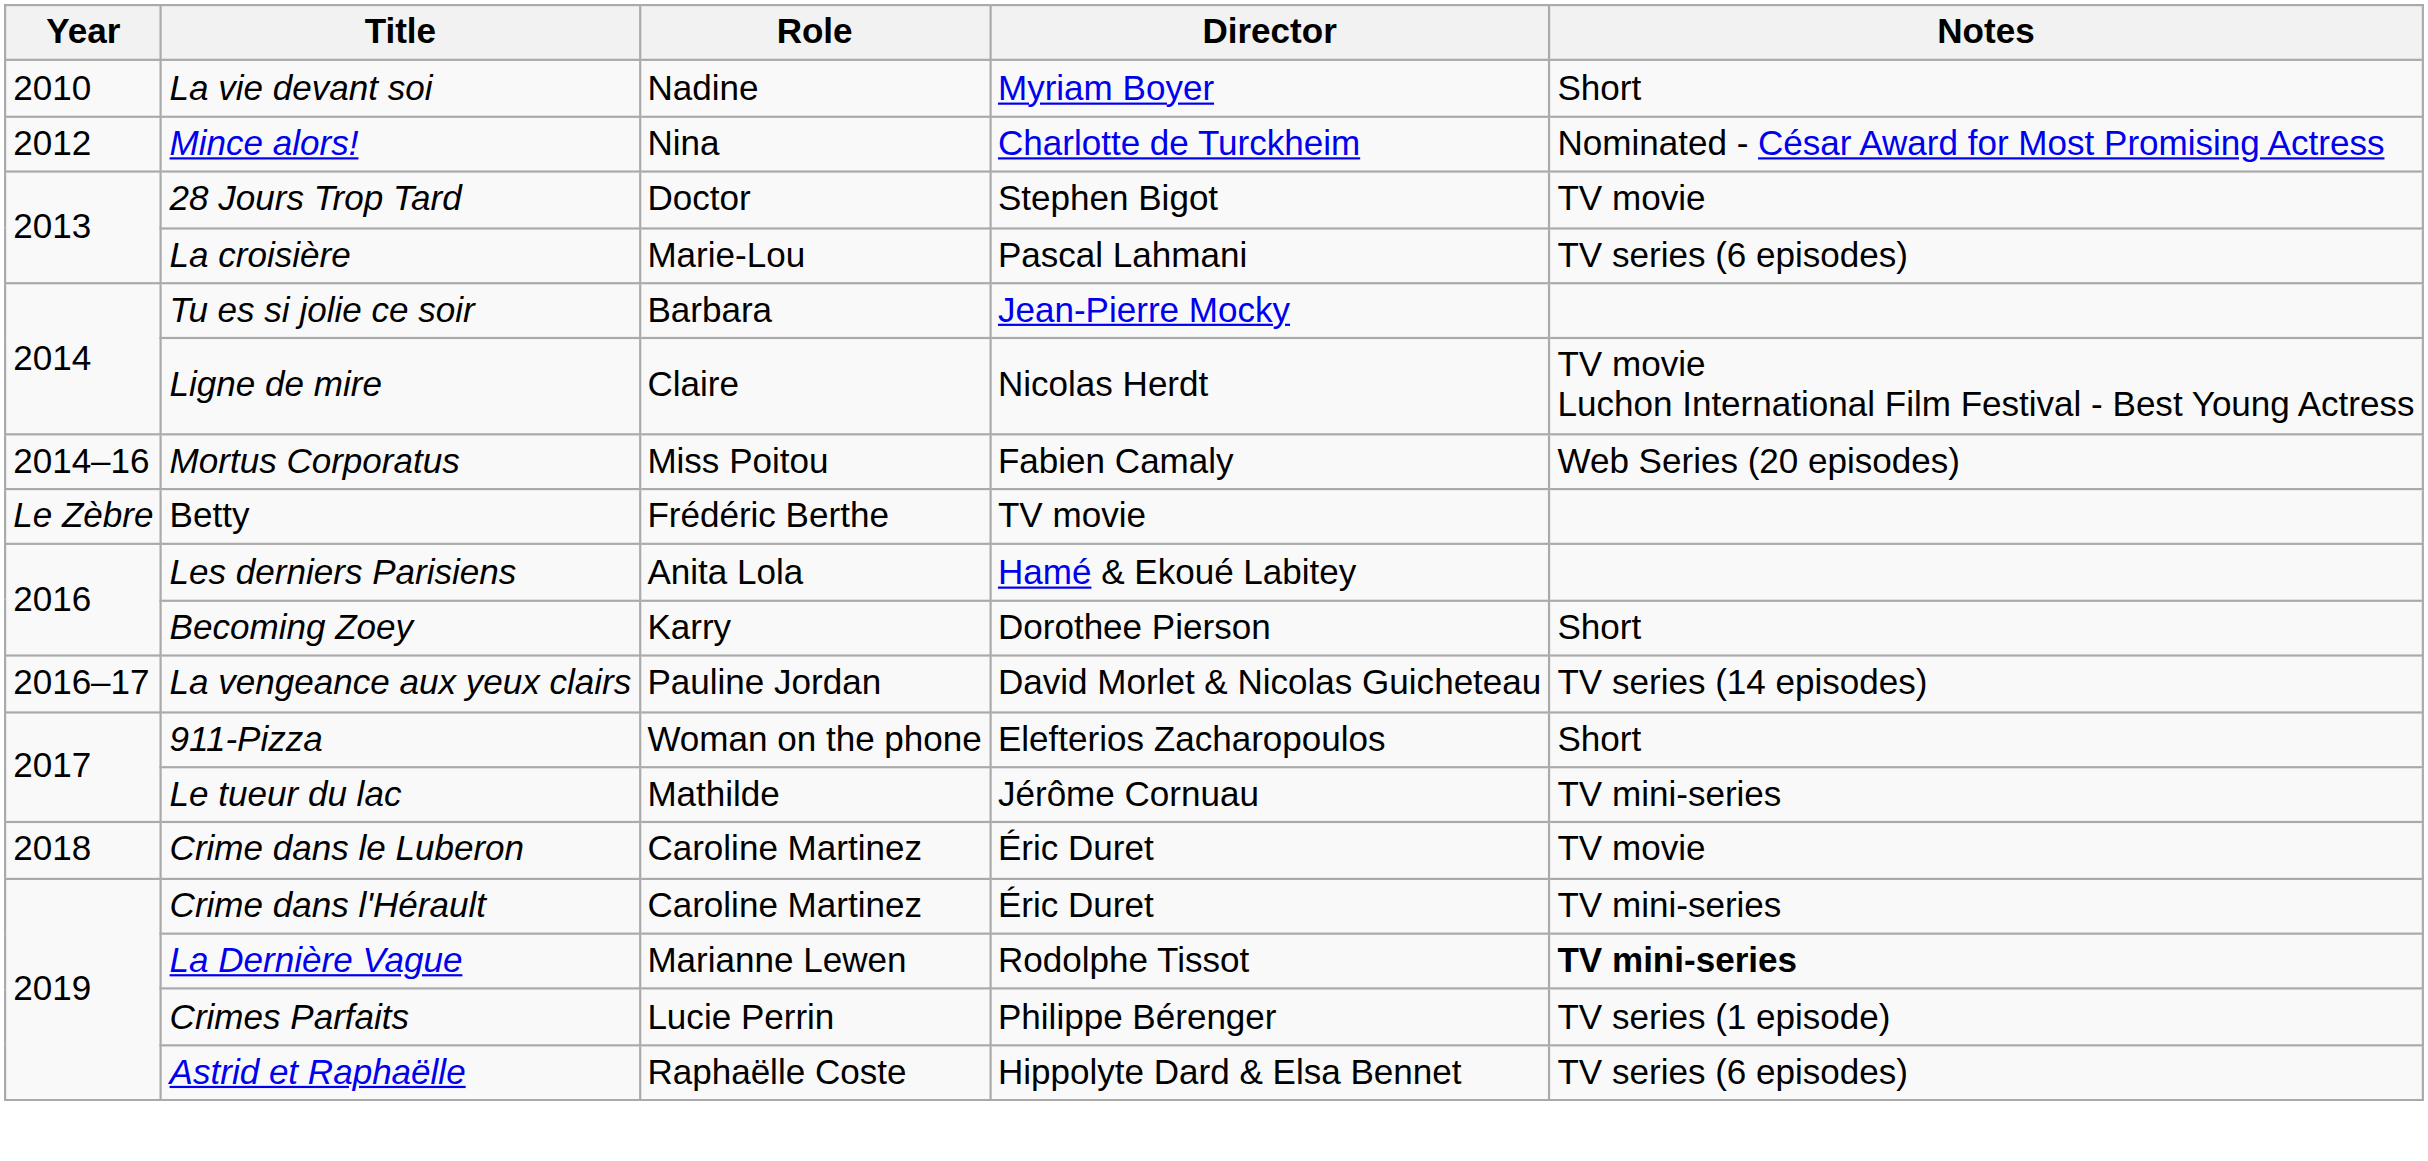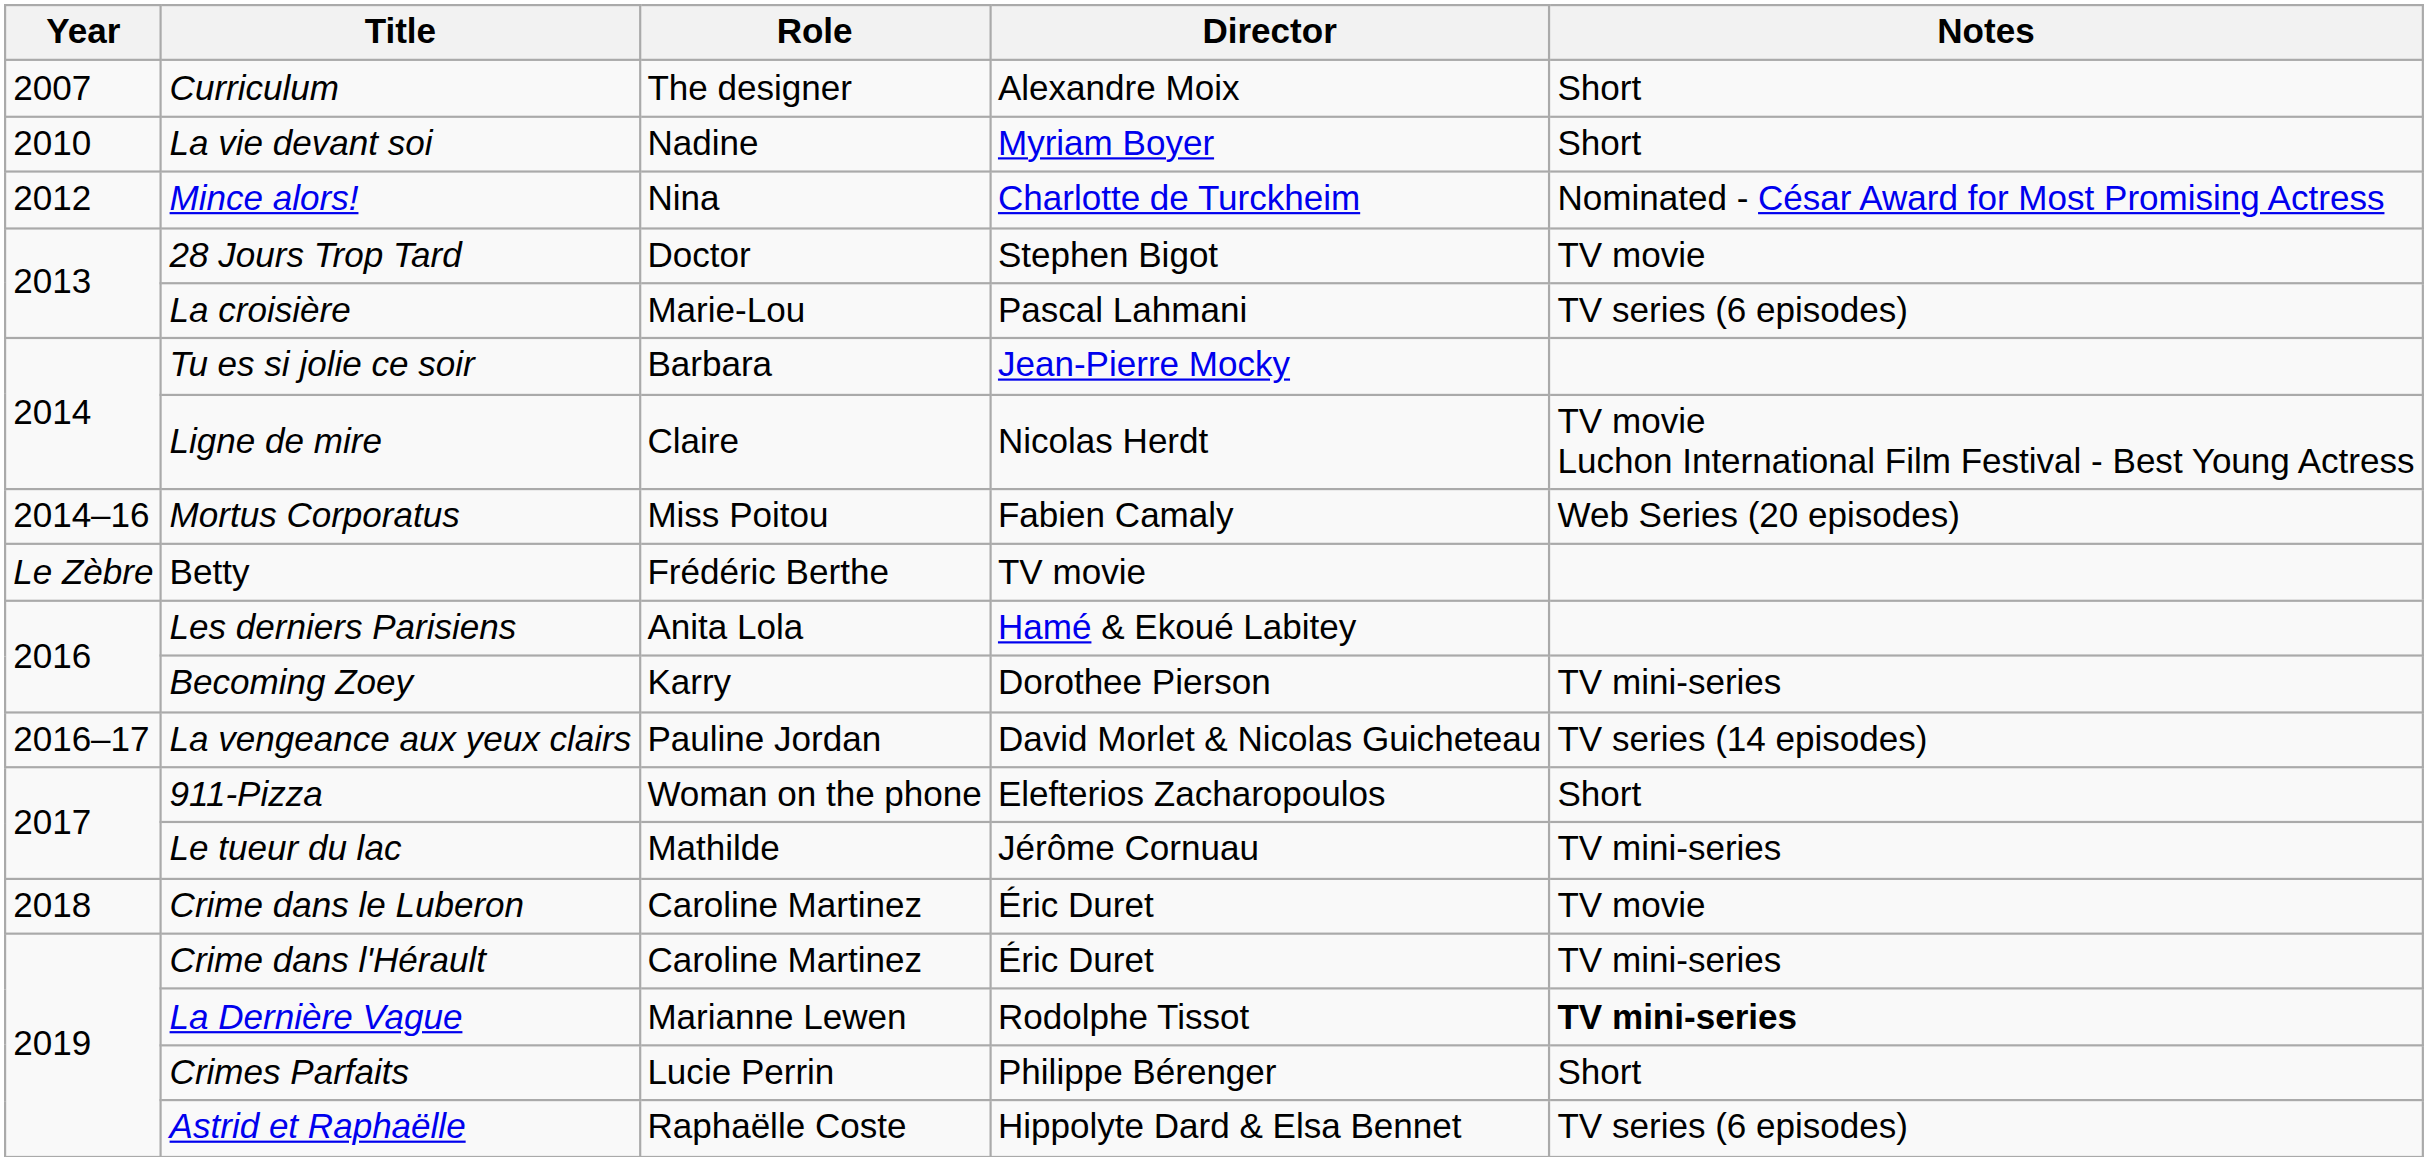+ row: (254, 87)
(1599, 627) Short -> (1669, 682) TV mini-series
(1724, 1016) TV series (1 episode) -> (1599, 1071) Short
